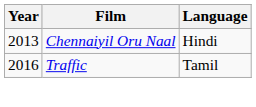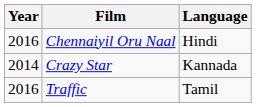(23, 41) 2013 -> (23, 41) 2016
+ row: (79, 65)
